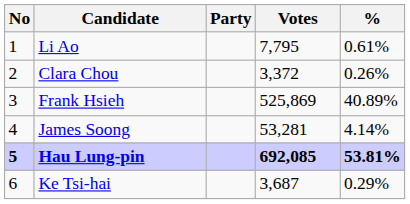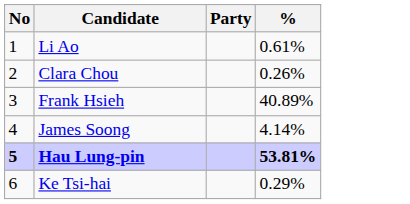- column: (298, 18)
